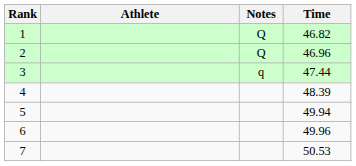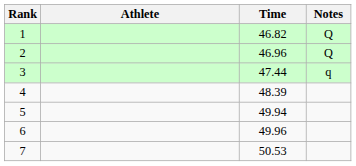columns swapped: (317, 14) <-> (261, 14)
